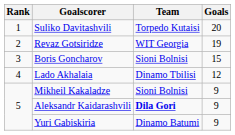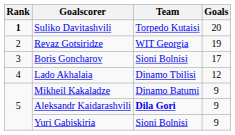(18, 28) normal -> (18, 28) bold
(216, 59) 15 -> (216, 59) 17
(162, 91) Sioni Bolnisi -> (167, 91) Dinamo Batumi
(167, 122) Dinamo Batumi -> (162, 122) Sioni Bolnisi
